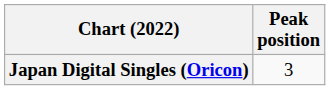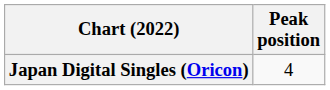(289, 69) 3 -> (289, 69) 4
